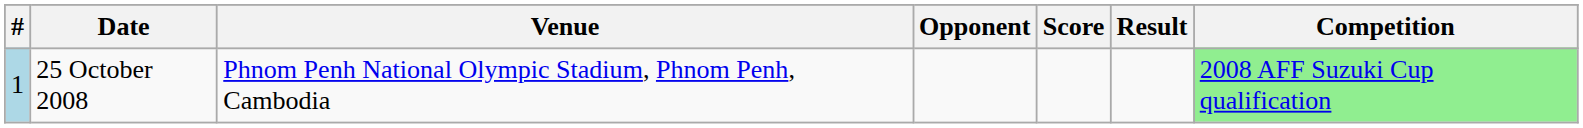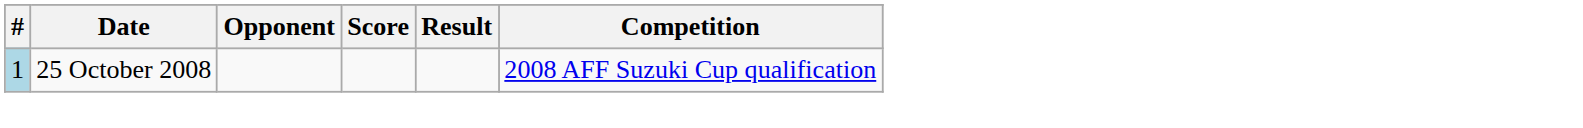- column: (565, 26)
(1317, 84) lightgreen background -> (690, 69) no background
